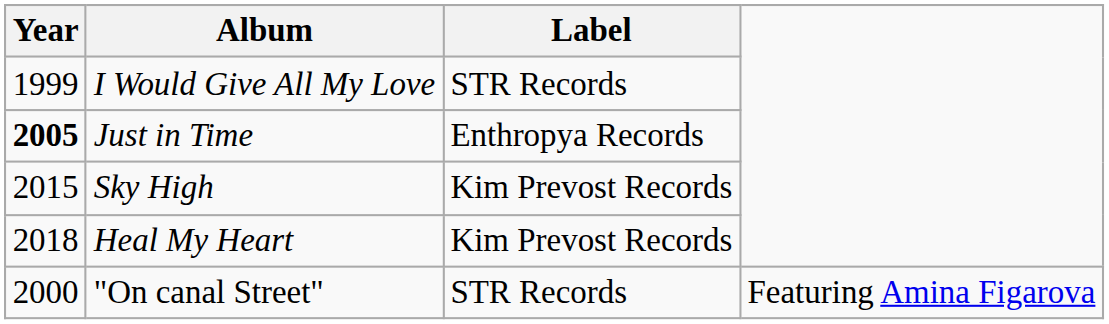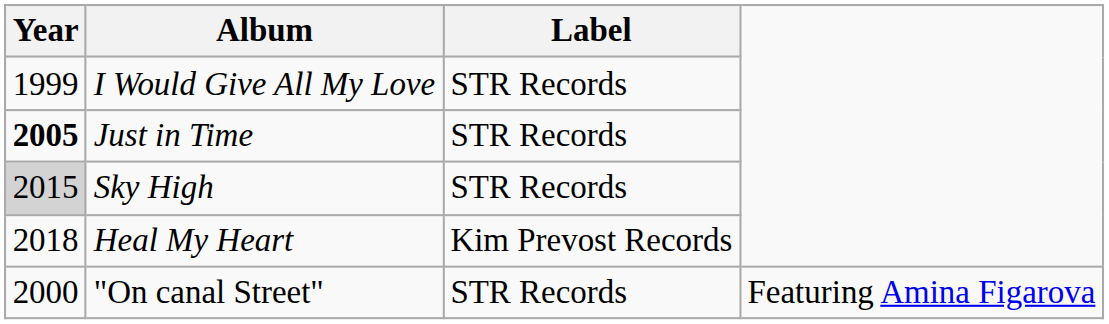(577, 135) Enthropya Records -> (539, 135) STR Records
(46, 187) no background -> (46, 187) lightgrey background
(591, 187) Kim Prevost Records -> (539, 187) STR Records
